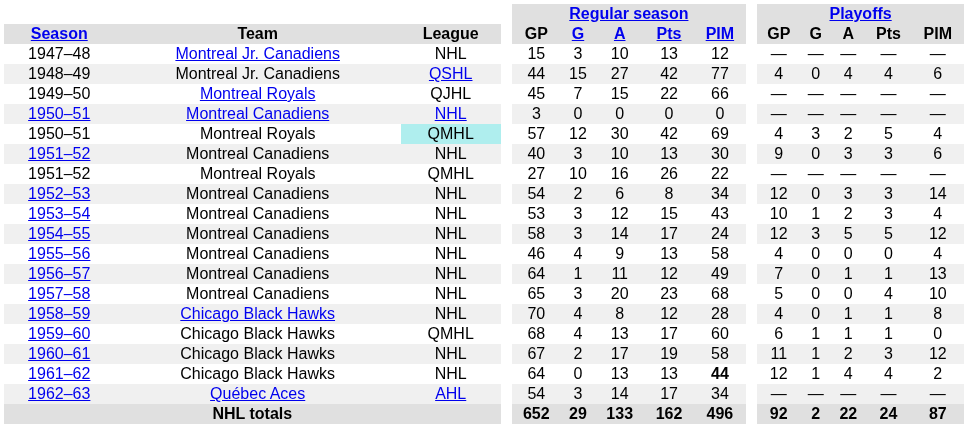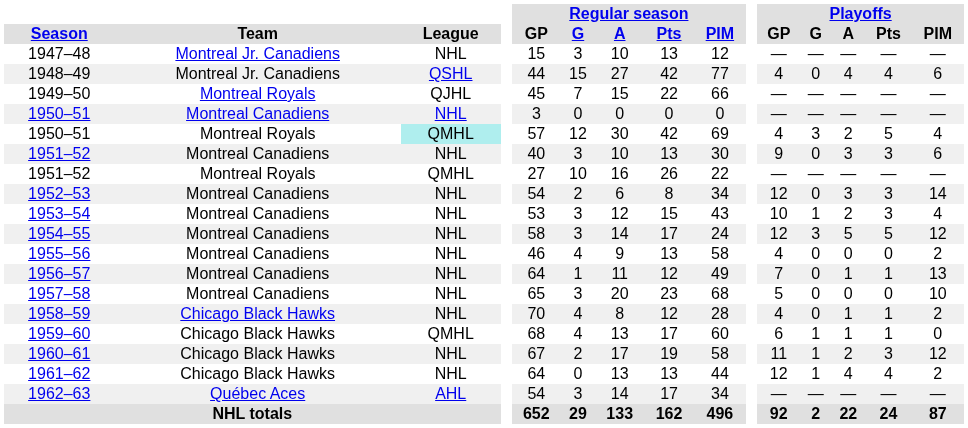(938, 254) 4 -> (938, 254) 2
(888, 294) 4 -> (888, 294) 0
(938, 314) 8 -> (938, 314) 2
(720, 374) bold -> (720, 374) normal
